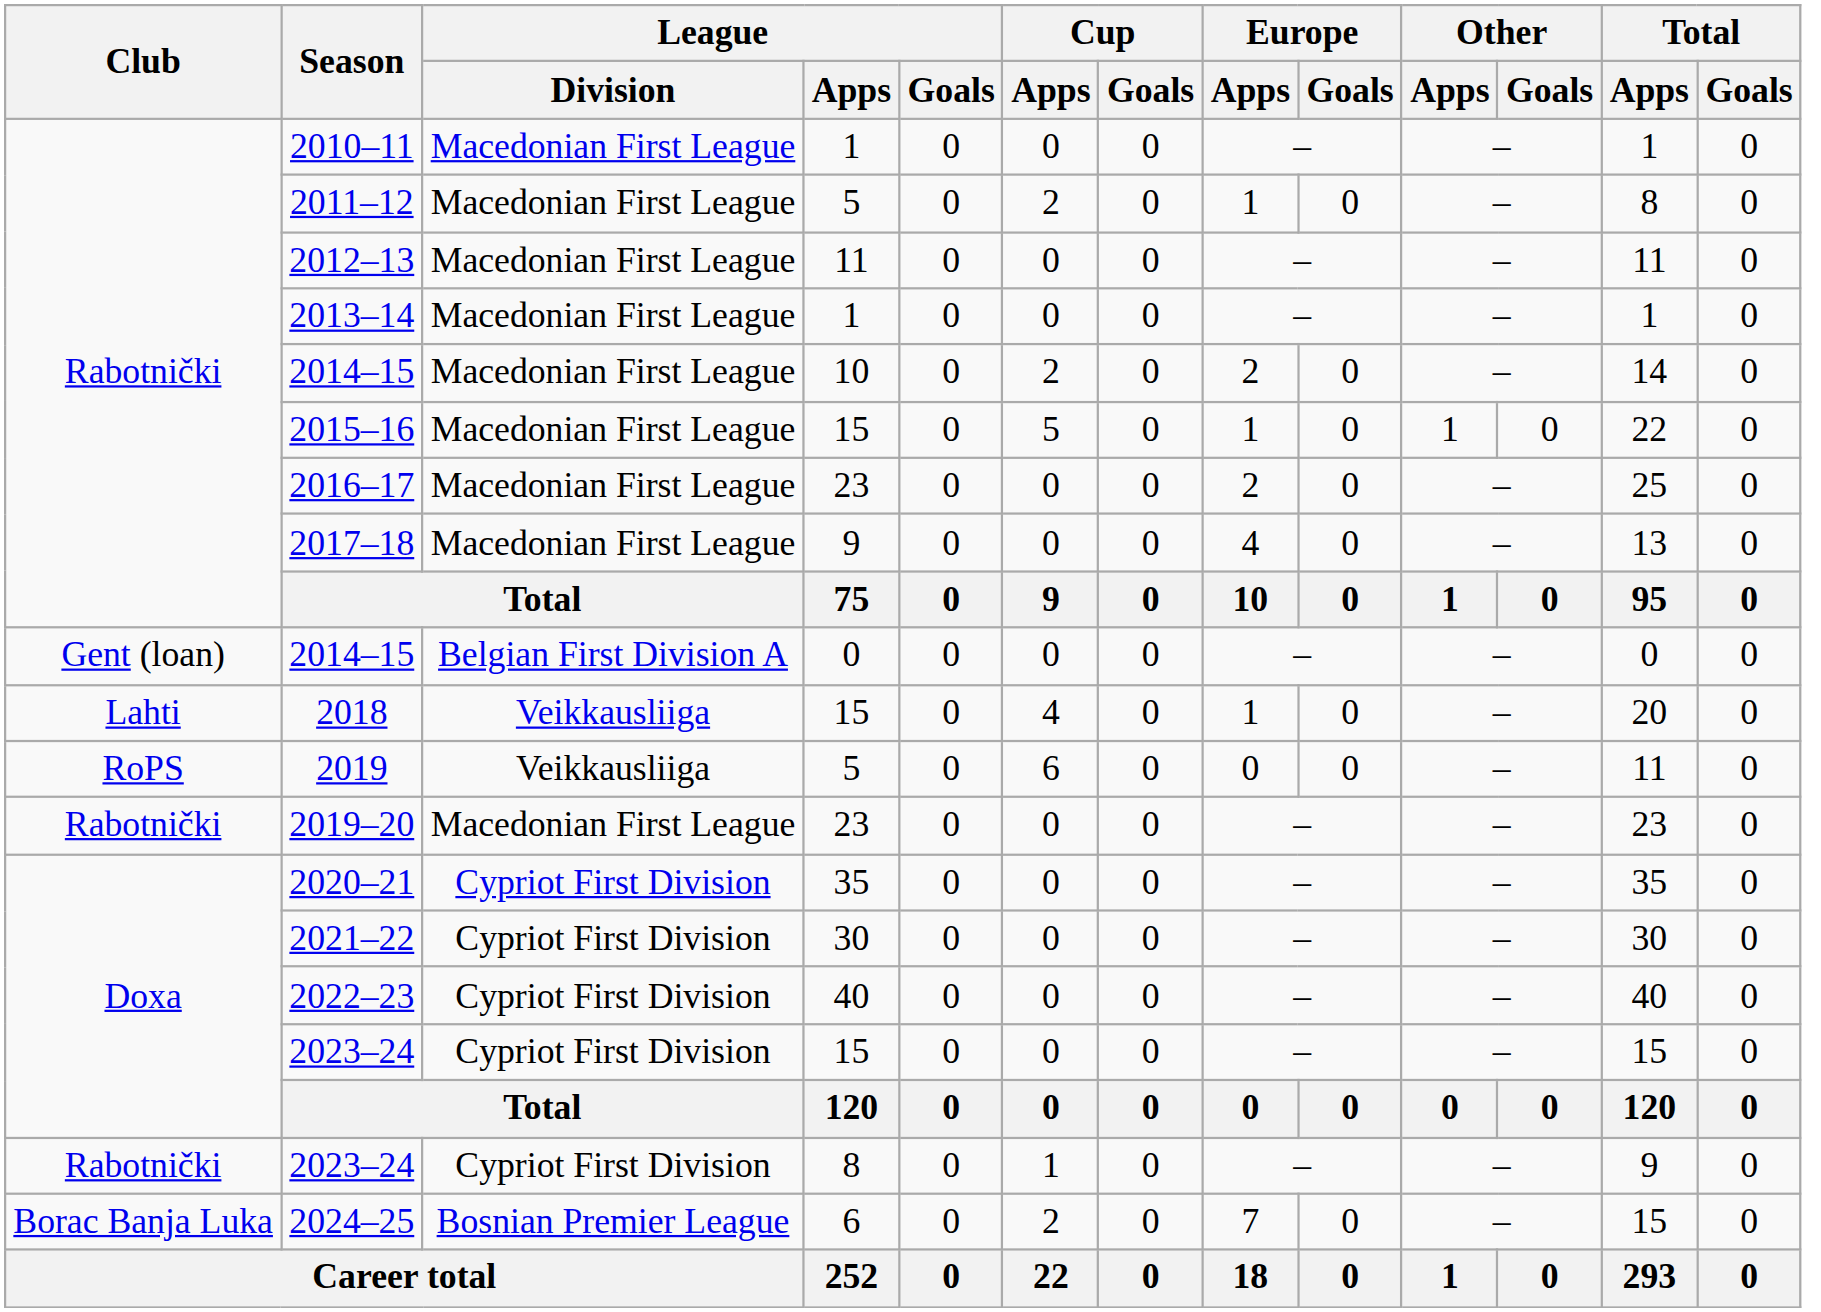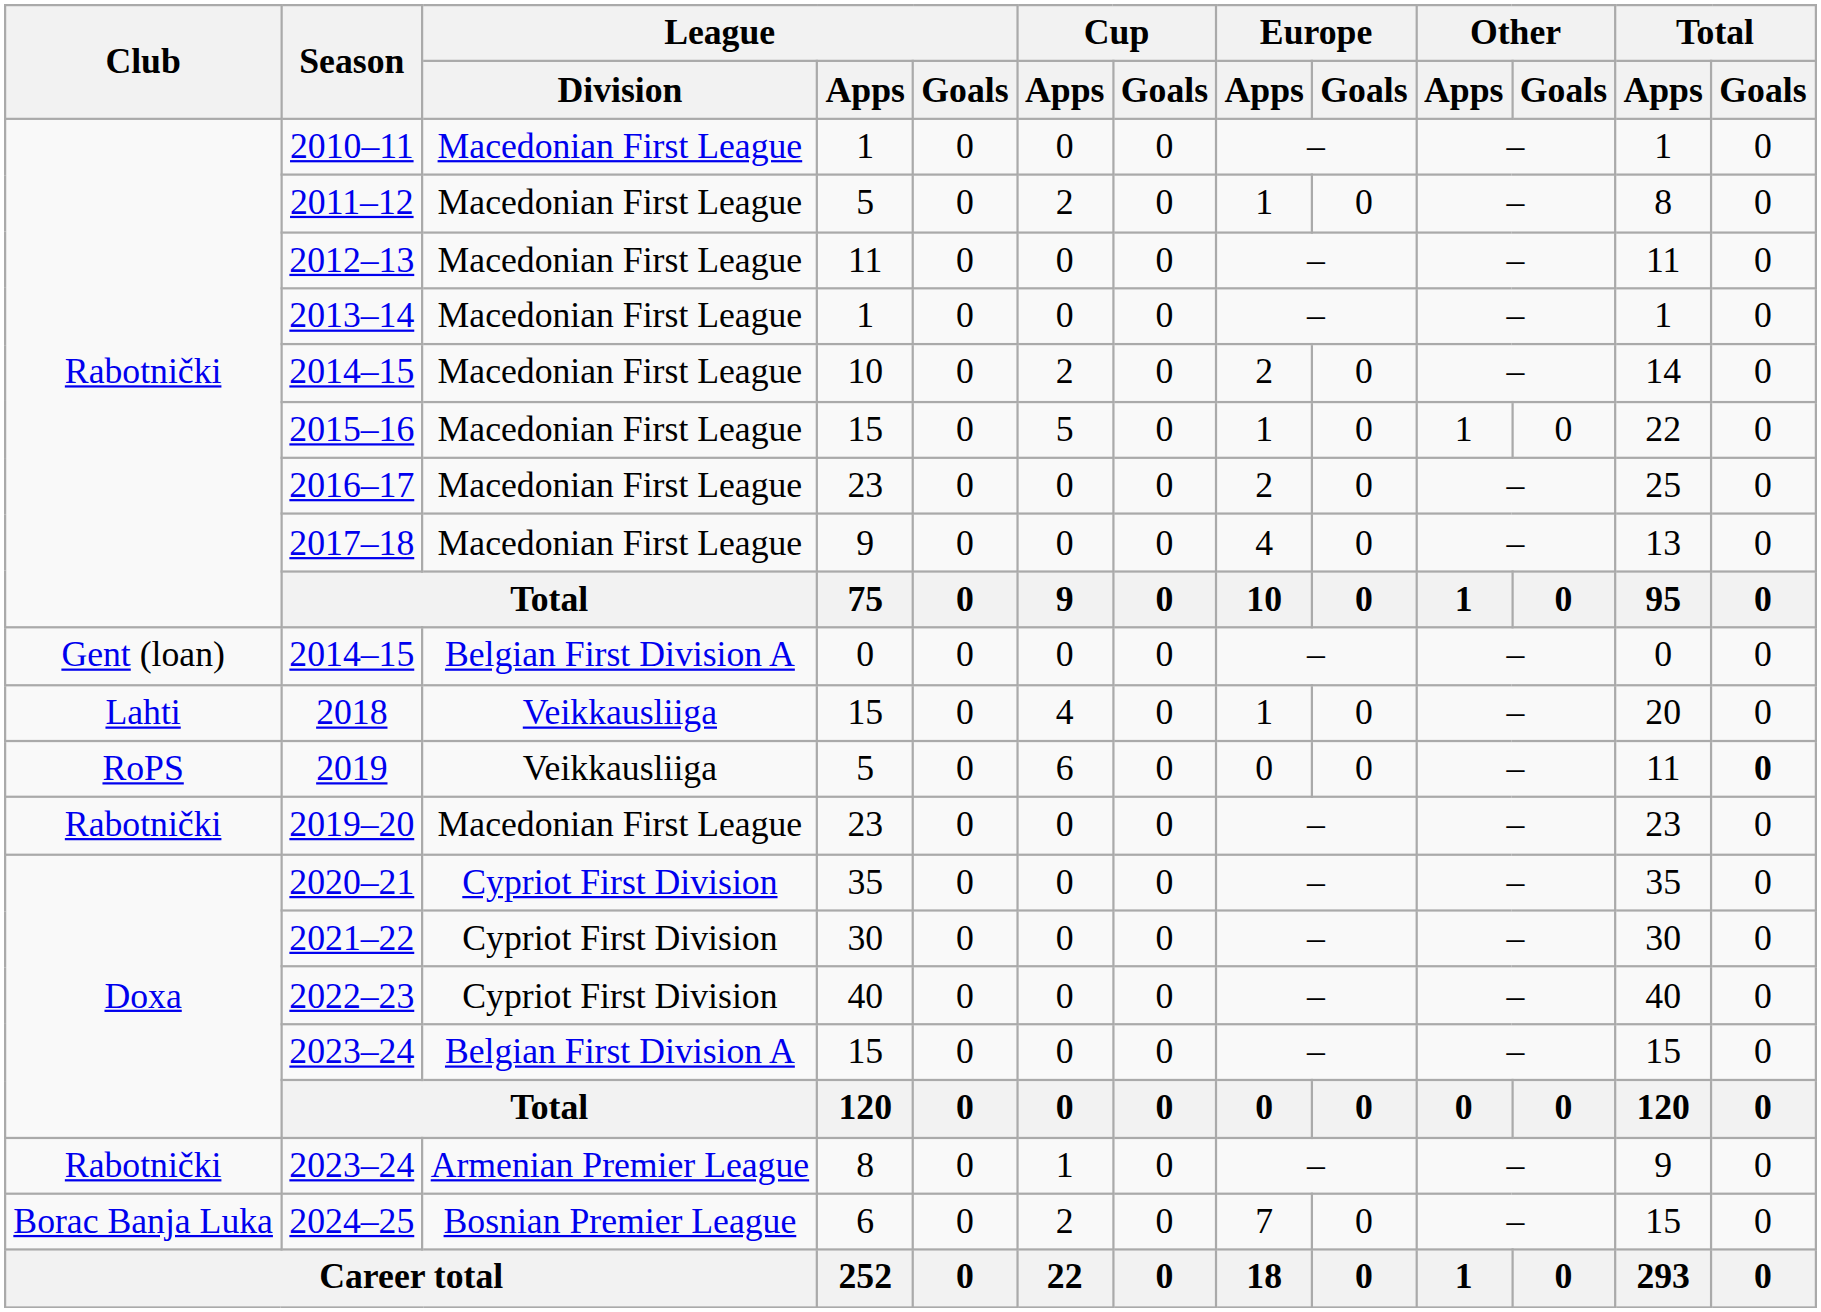(1749, 768) normal -> (1763, 768) bold
(613, 1051) Cypriot First Division -> (620, 1051) Belgian First Division A
(613, 1164) Cypriot First Division -> (620, 1164) Armenian Premier League
